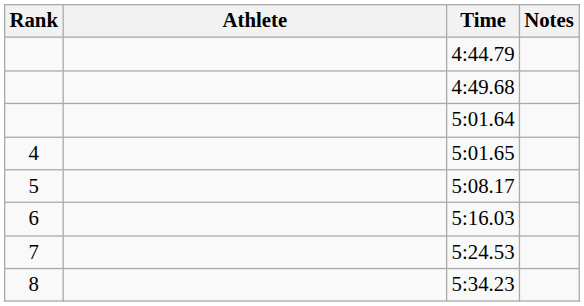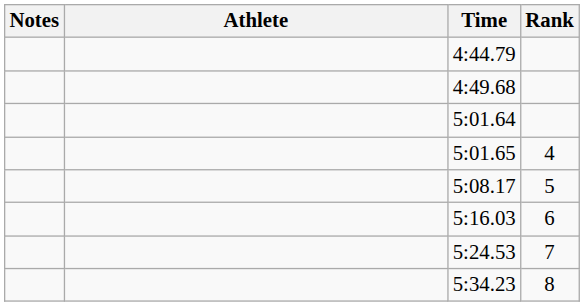columns swapped: (34, 20) <-> (549, 20)
